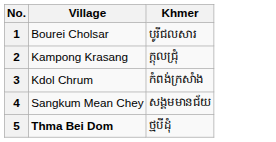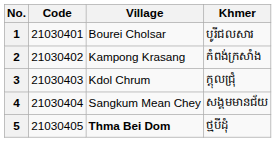+ column: (57, 13)
(164, 56) ក្ដុលជ្រុំ -> (234, 56) កំពង់ក្រសាំង
(176, 79) កំពង់ក្រសាំង -> (221, 79) ក្ដុលជ្រុំ
